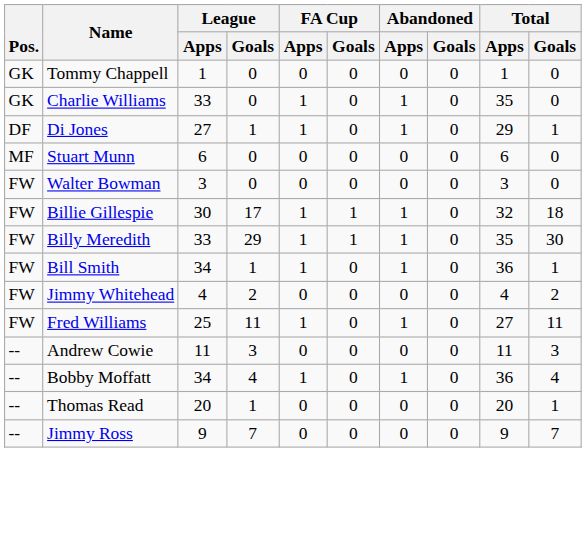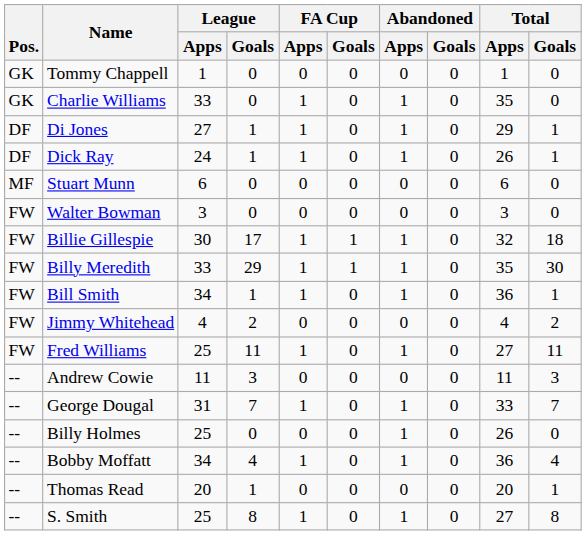+ row: (80, 156)
+ row: (100, 405)
+ row: (94, 433)
- row: (90, 433)
+ row: (77, 516)
